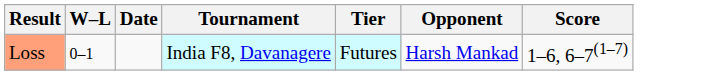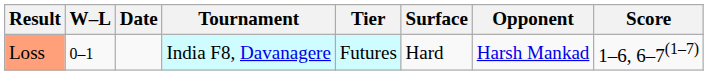+ column: (437, 19)
